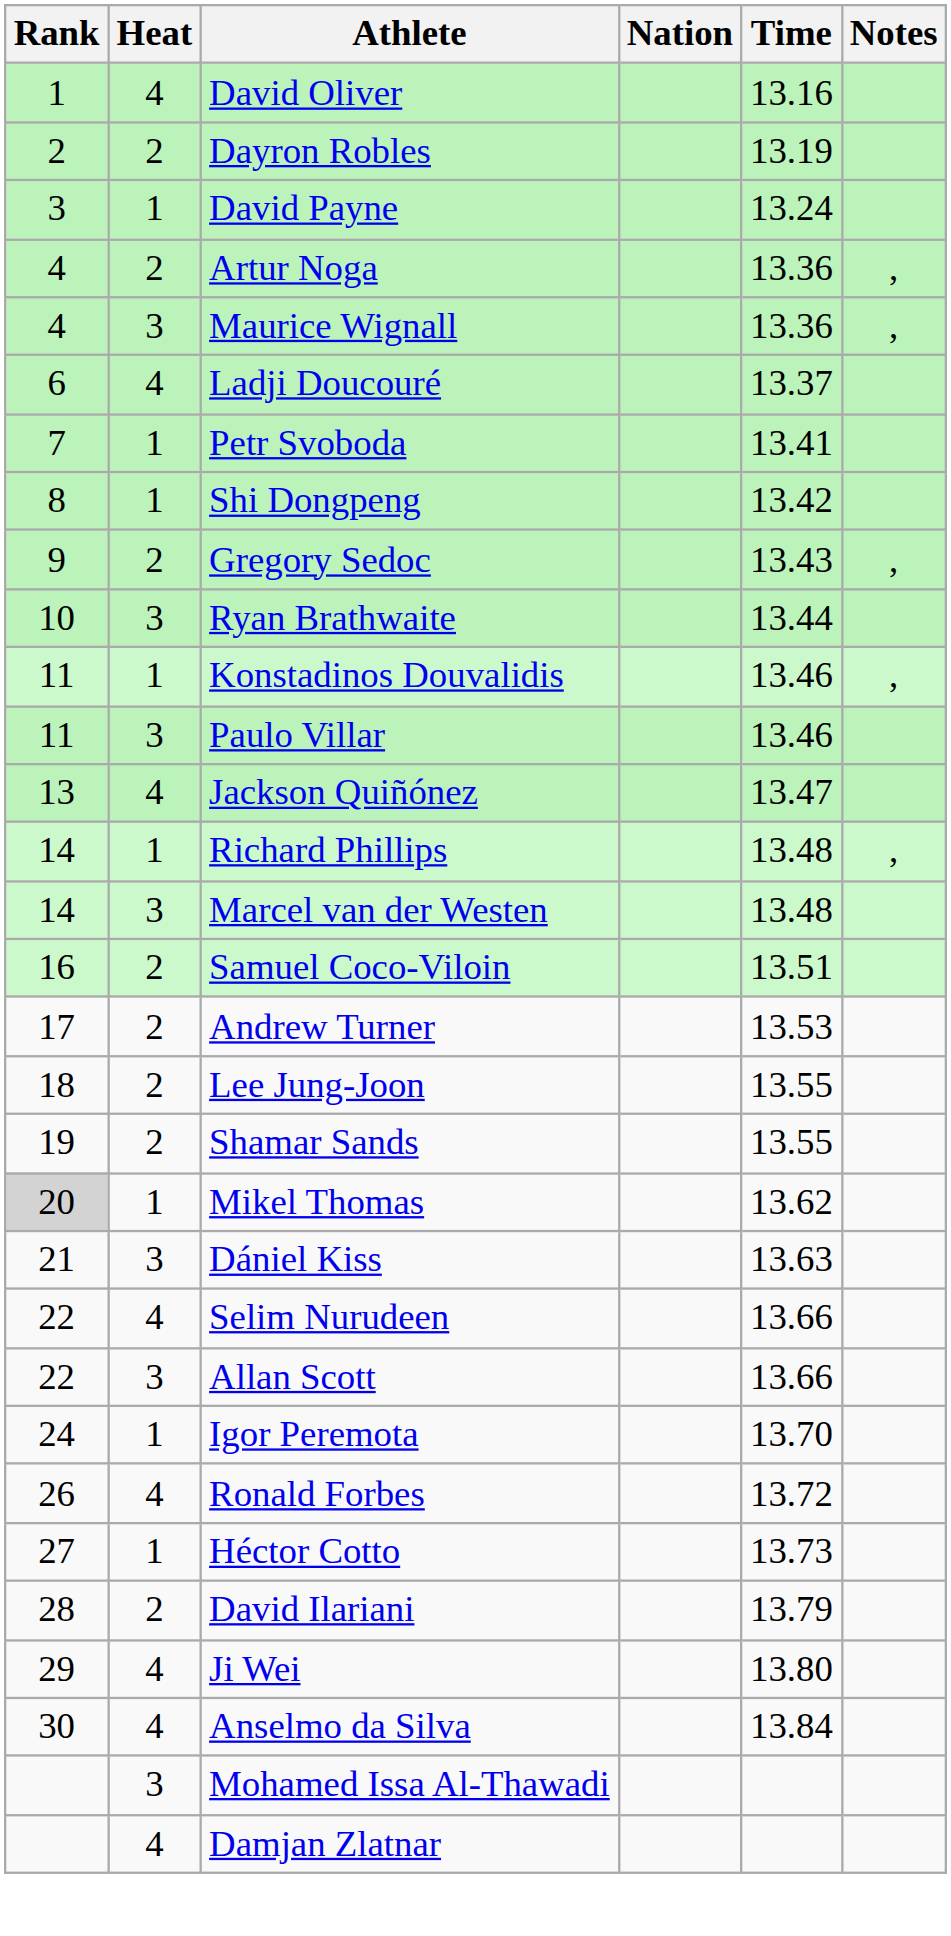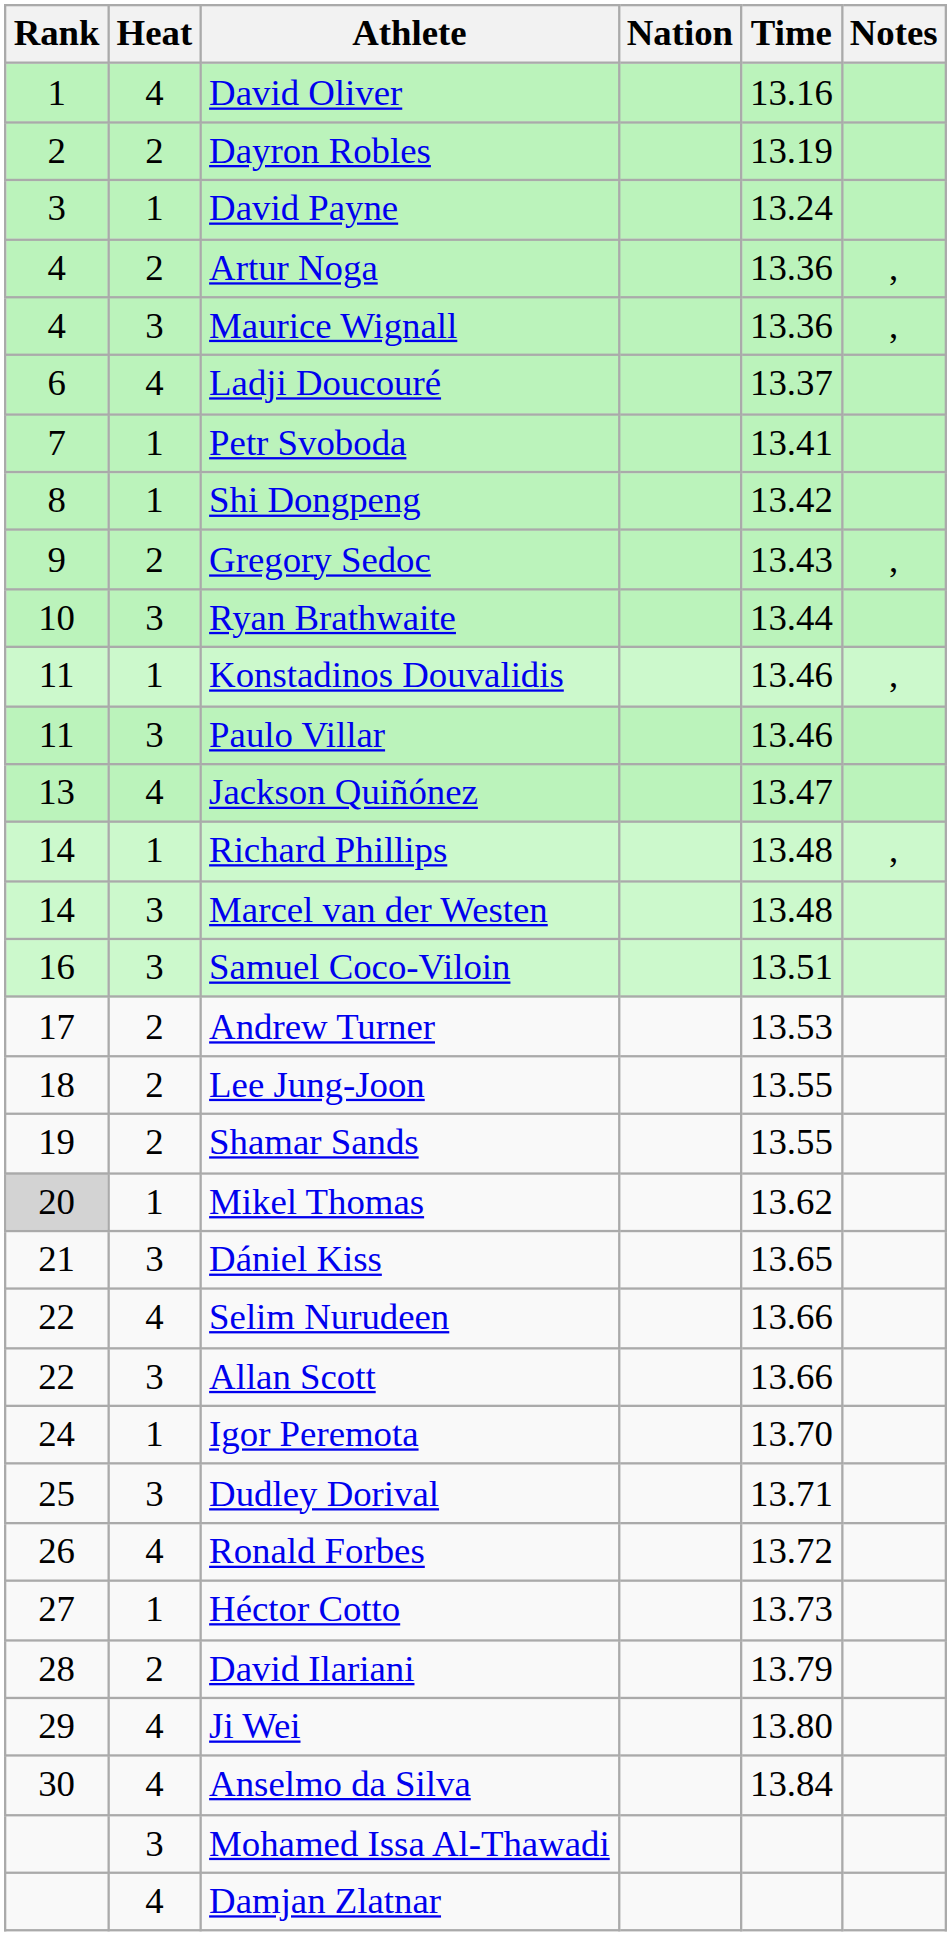(154, 967) 2 -> (154, 967) 3
(791, 1259) 13.63 -> (791, 1259) 13.65
+ row: (324, 1492)
